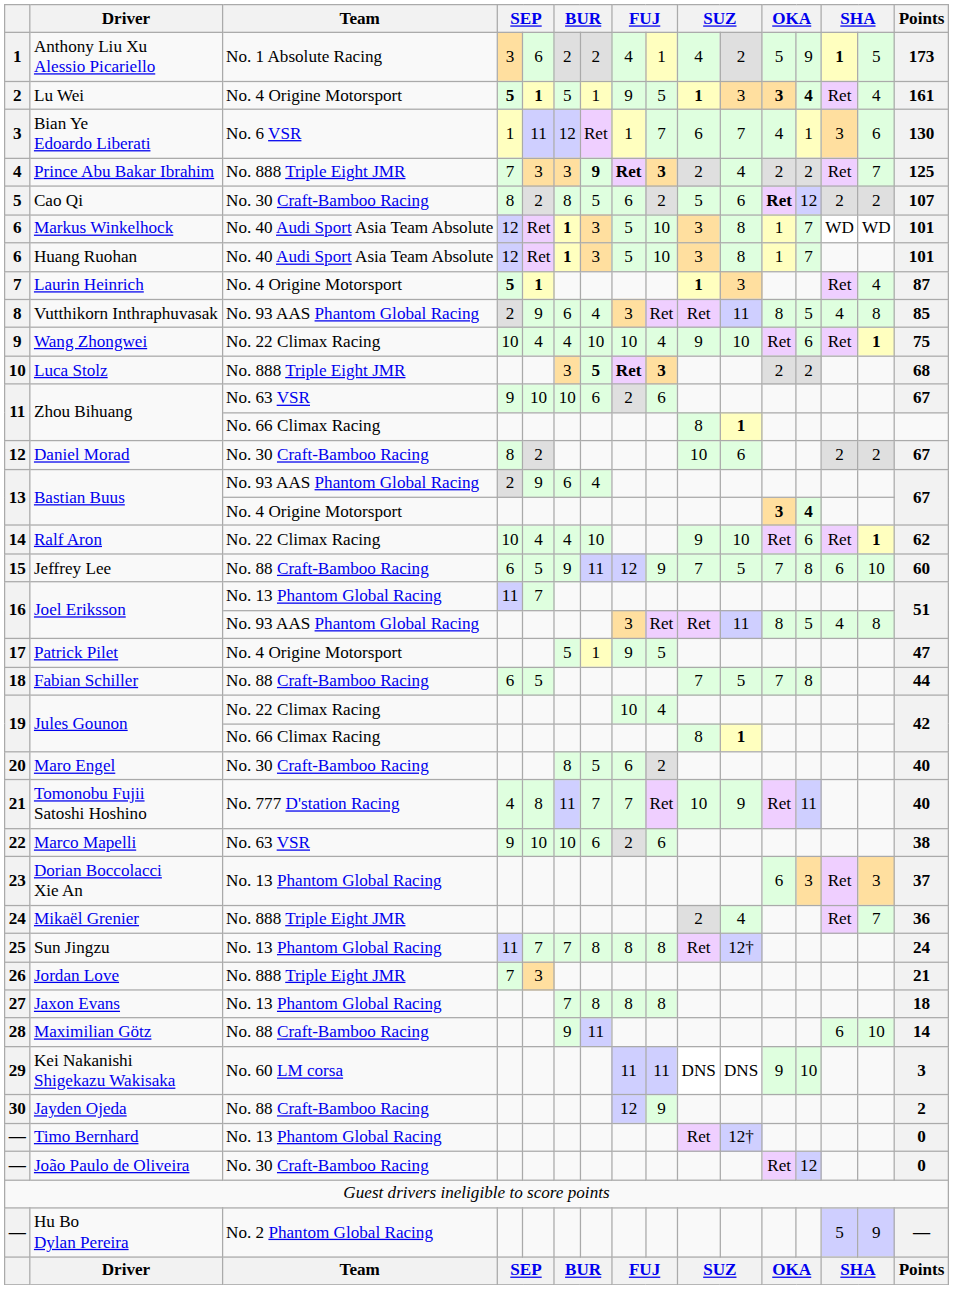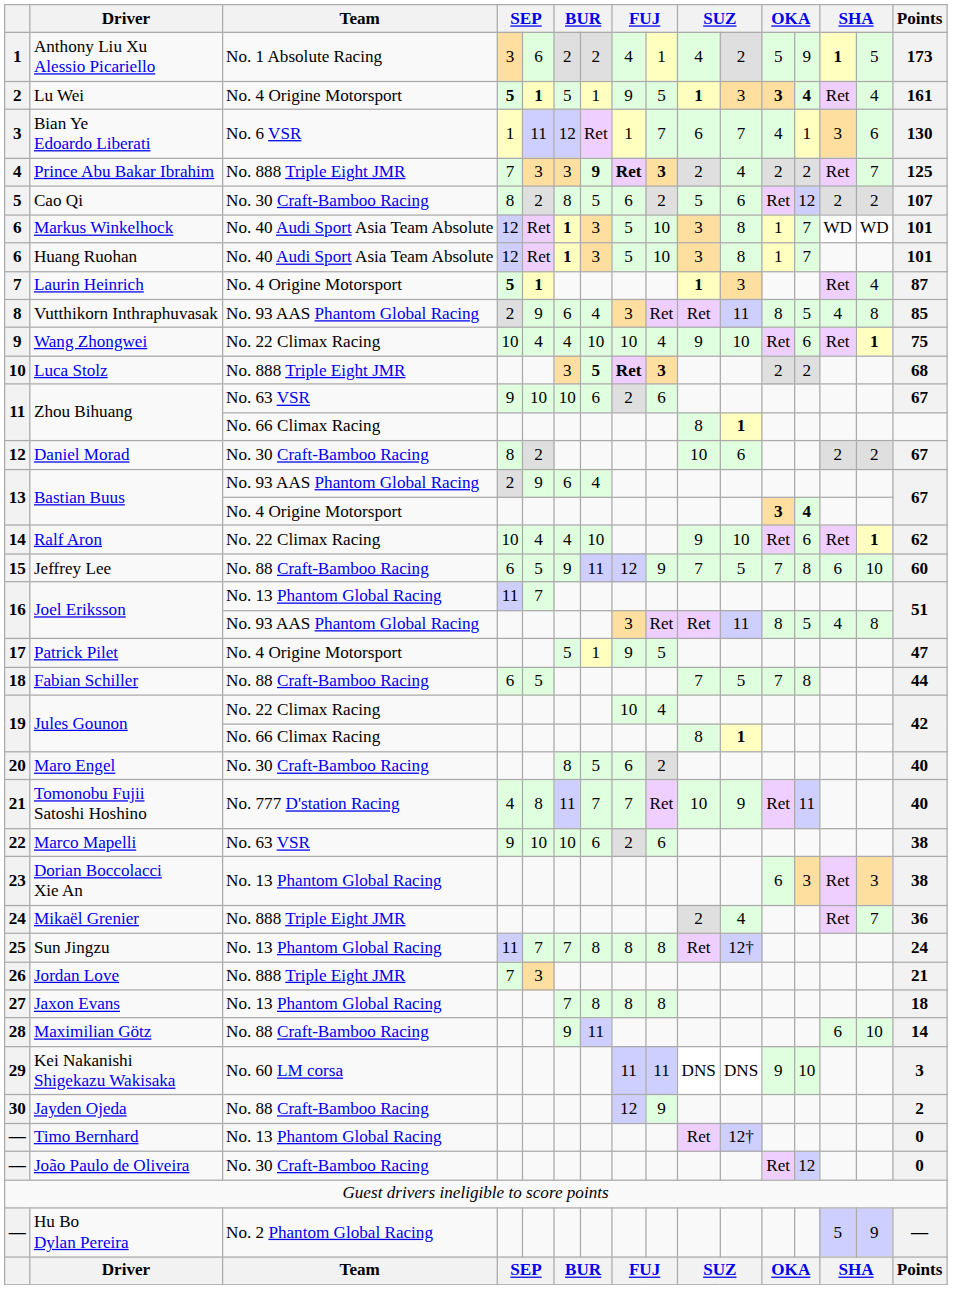(779, 199) bold -> (778, 199) normal
(921, 880) 37 -> (920, 880) 38
